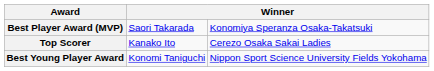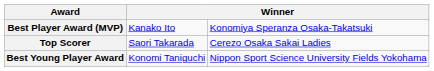(161, 27) Saori Takarada -> (152, 27) Kanako Ito
(152, 43) Kanako Ito -> (161, 43) Saori Takarada
